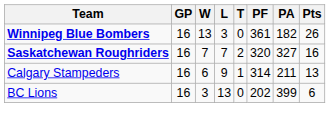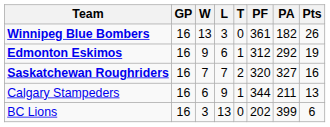+ row: (65, 53)
(260, 73) 314 -> (260, 92) 344
